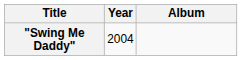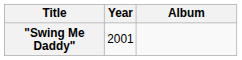(120, 39) 2004 -> (120, 39) 2001
